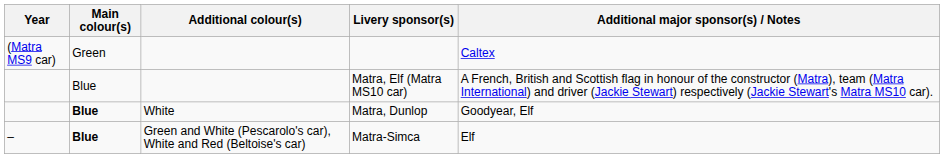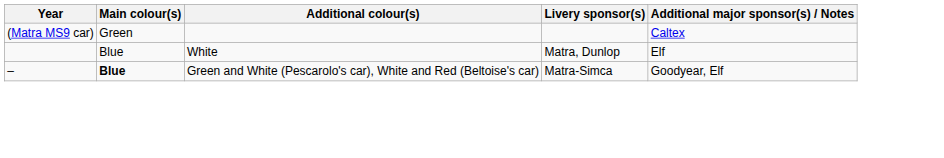- row: (397, 85)
(85, 111) bold -> (111, 52) normal
(497, 111) Goodyear, Elf -> (658, 52) Elf
(468, 137) Elf -> (687, 71) Goodyear, Elf
